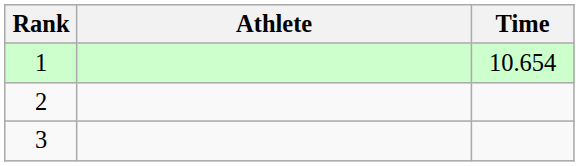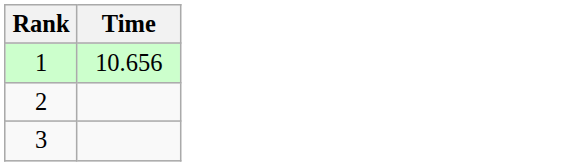- column: (274, 23)
(523, 62) 10.654 -> (129, 62) 10.656
